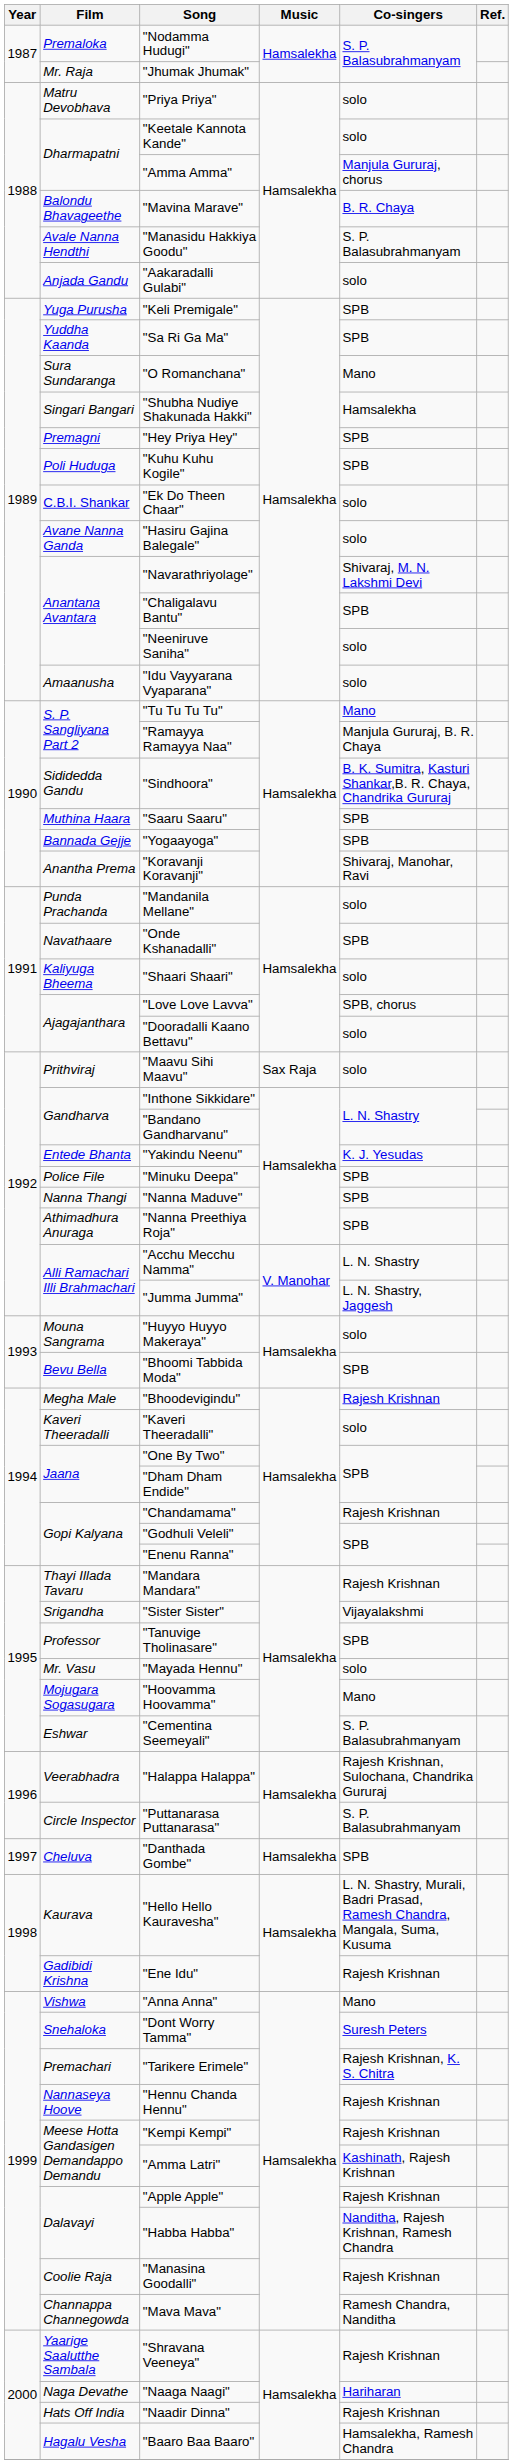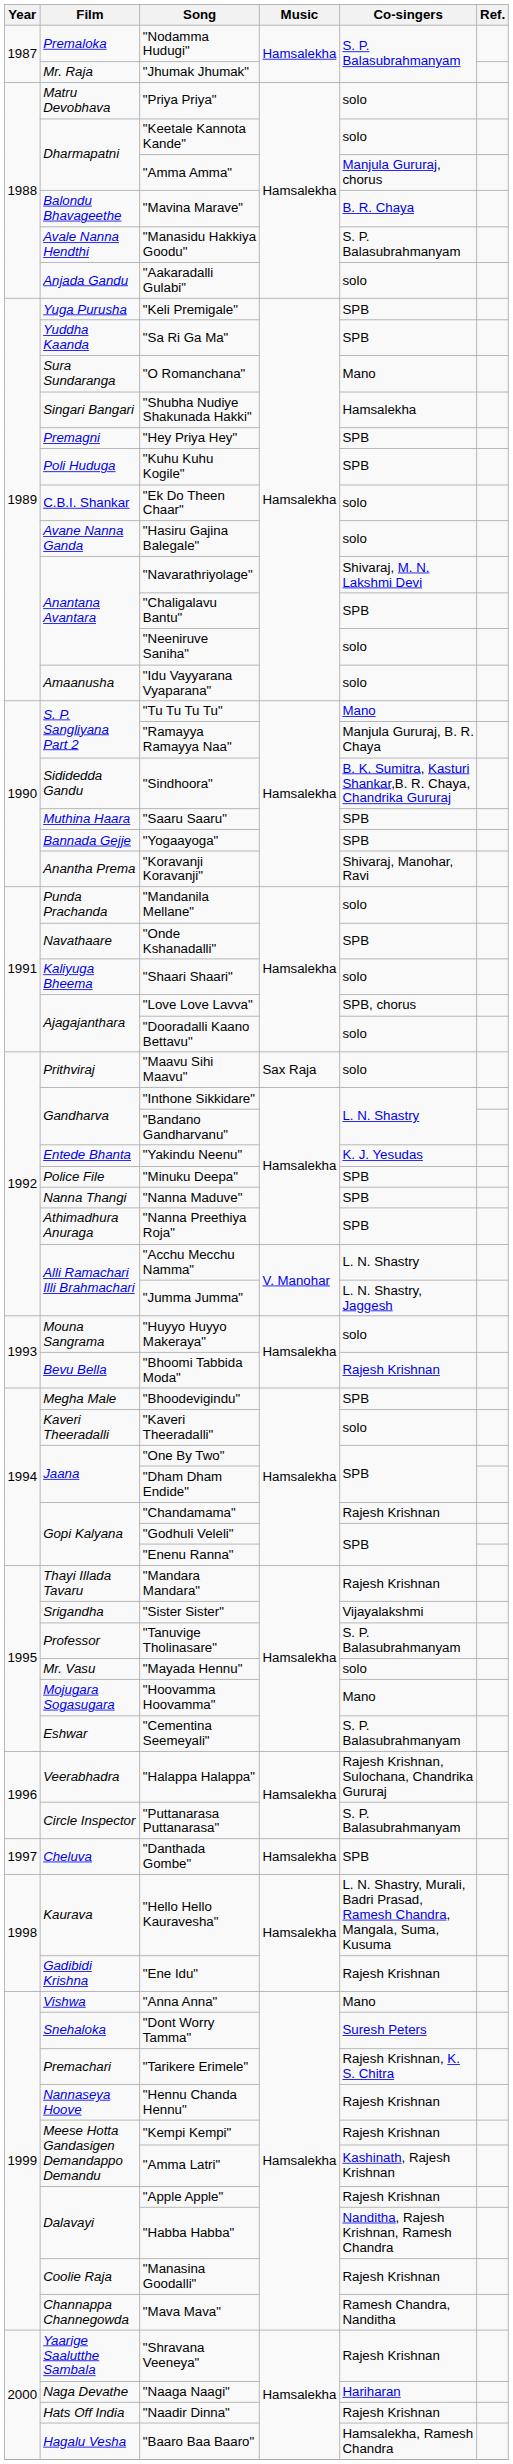(356, 1370) SPB -> (391, 1370) Rajesh Krishnan
(391, 1398) Rajesh Krishnan -> (356, 1398) SPB
(356, 1640) SPB -> (401, 1640) S. P. Balasubrahmanyam
